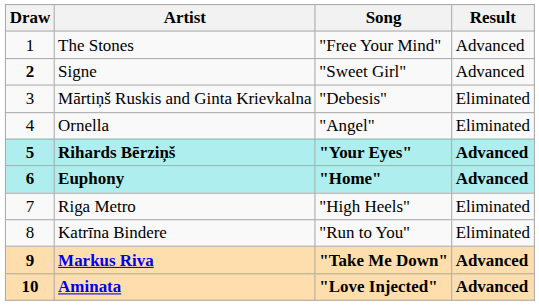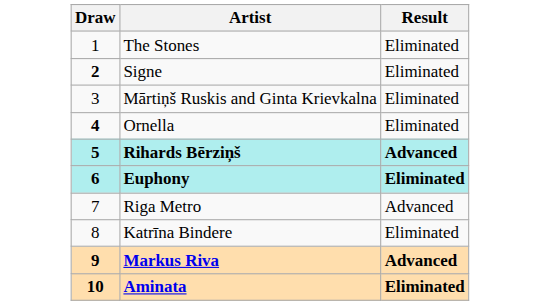- column: (384, 17)
(490, 44) Advanced -> (422, 44) Eliminated
(490, 71) Advanced -> (422, 71) Eliminated
(30, 125) normal -> (95, 125) bold
(492, 179) Advanced -> (425, 179) Eliminated
(493, 206) Eliminated -> (419, 206) Advanced
(492, 286) Advanced -> (425, 286) Eliminated
